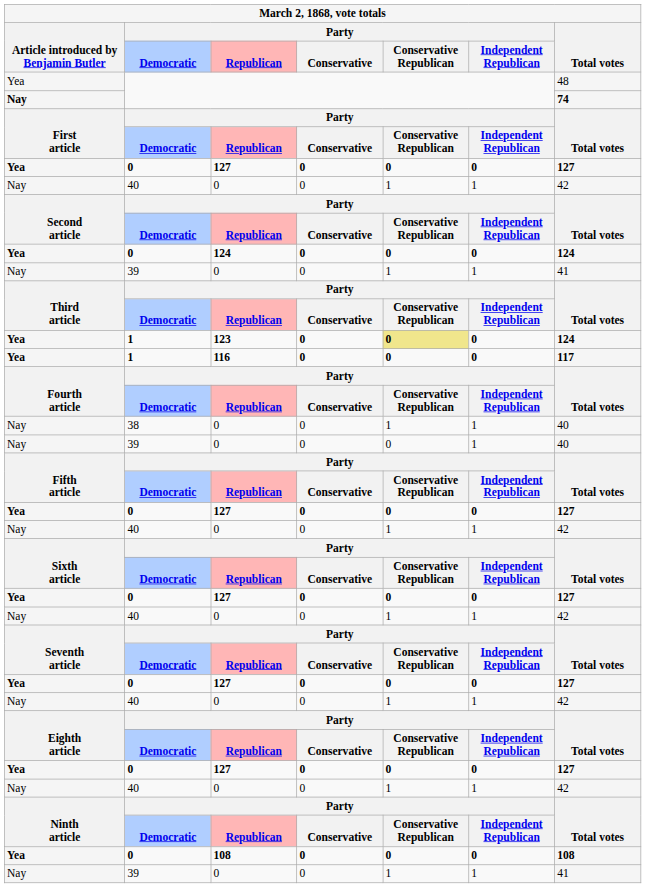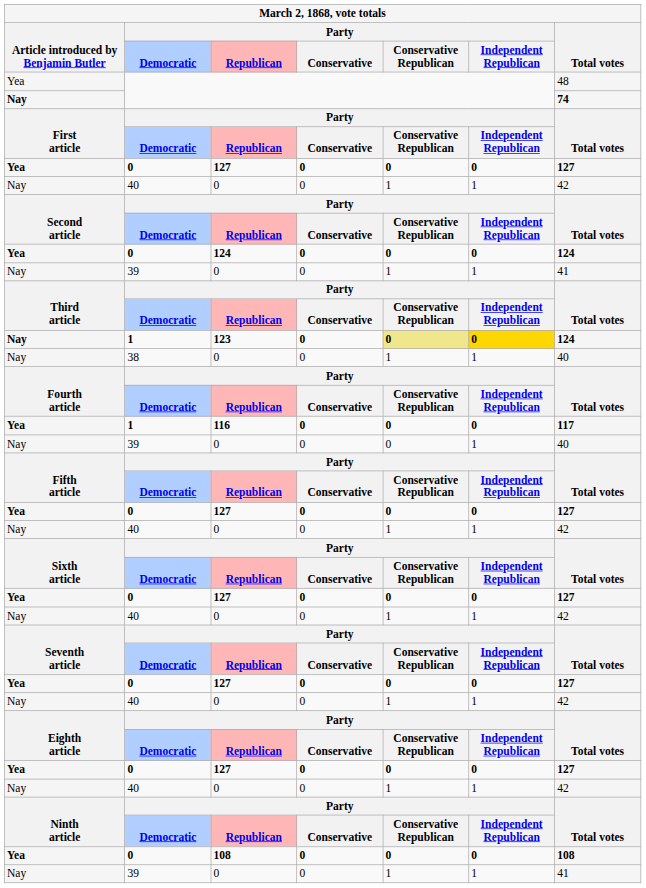(16, 339) Yea -> (17, 339) Nay
(474, 339) no background -> (474, 339) gold background
rows swapped: (133, 425) <-> (130, 357)
